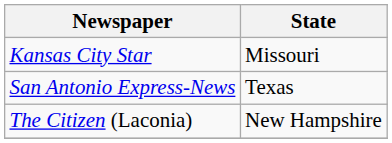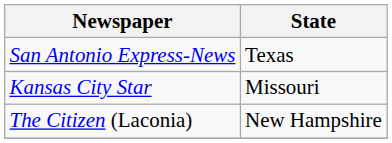rows swapped: (122, 87) <-> (81, 54)
